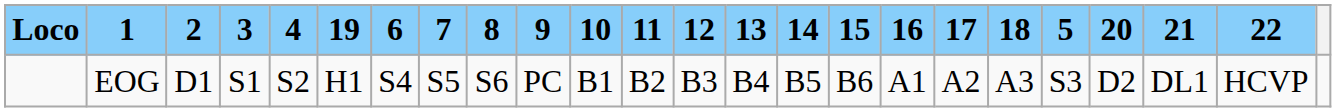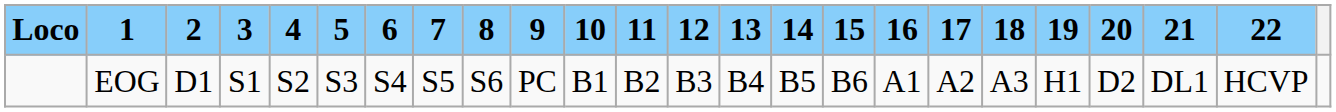columns swapped: (1065, 29) <-> (344, 29)
